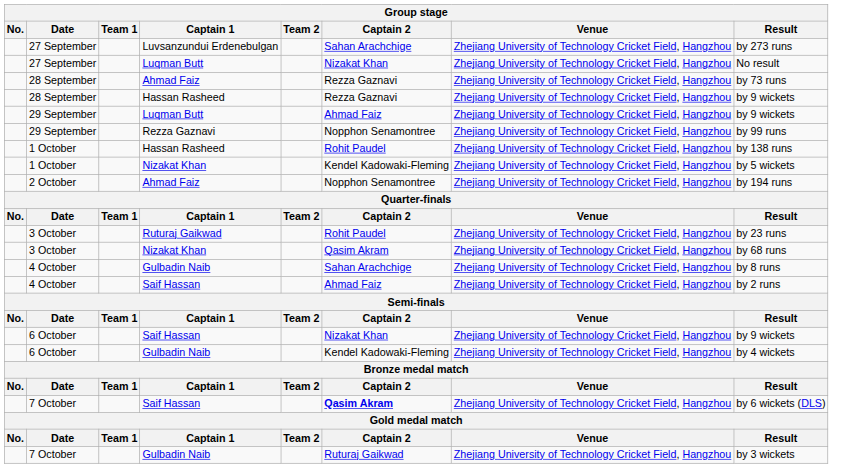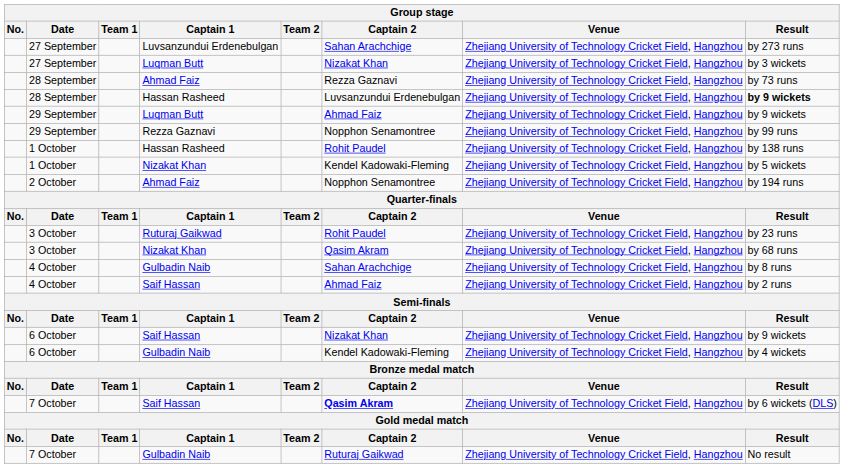(758, 64) No result -> (777, 64) by 3 wickets
(361, 98) Rezza Gaznavi -> (392, 98) Luvsanzundui Erdenebulgan
(765, 98) normal -> (779, 98) bold
(765, 455) by 3 wickets -> (769, 455) No result
